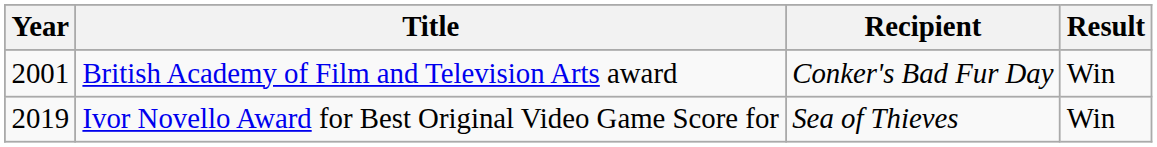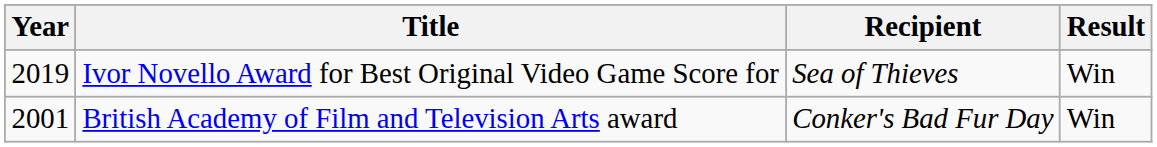rows swapped: (380, 73) <-> (431, 118)
